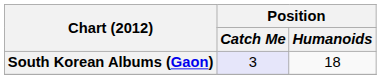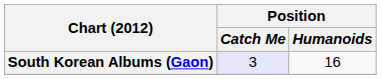(332, 62) 18 -> (332, 62) 16
